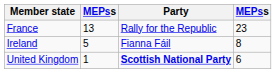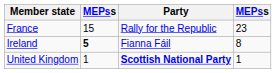(89, 28) 13 -> (89, 28) 15
(86, 44) normal -> (86, 44) bold
(239, 60) 6 -> (239, 60) 1
